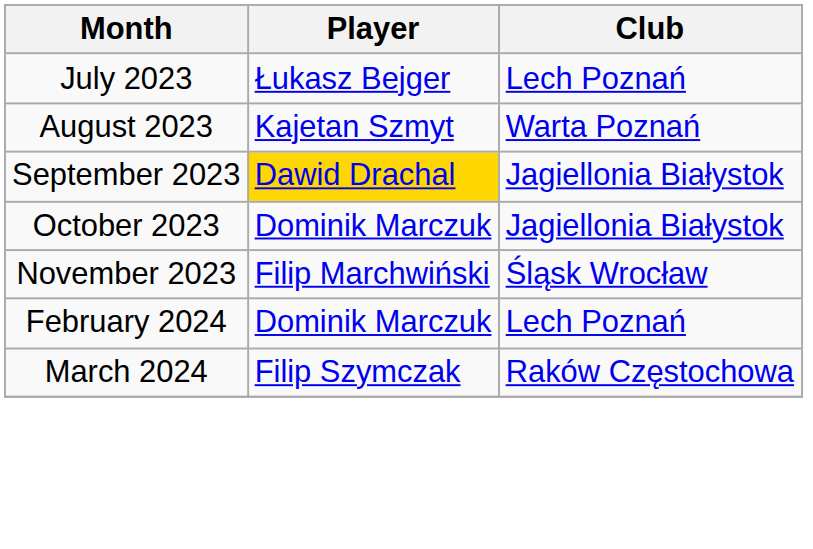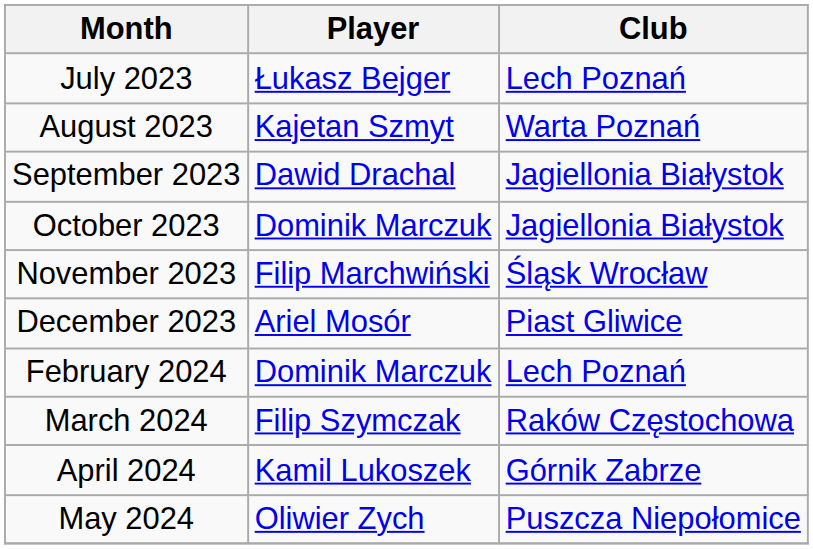(355, 175) gold background -> (355, 175) no background
+ row: (126, 322)
+ row: (126, 469)
+ row: (126, 518)
